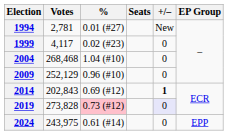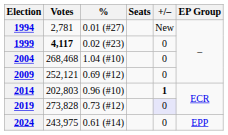(62, 43) normal -> (62, 43) bold
(62, 75) 252,129 -> (62, 75) 252,121
(103, 75) 0.96 (#10) -> (103, 75) 0.69 (#12)
(62, 91) 202,843 -> (62, 91) 202,803
(103, 91) 0.69 (#12) -> (103, 91) 0.96 (#10)
(103, 106) pink background -> (103, 106) no background
